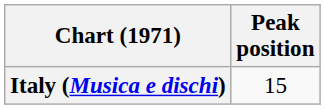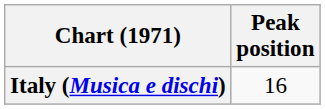(275, 85) 15 -> (275, 85) 16
